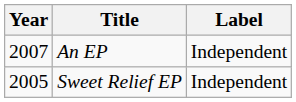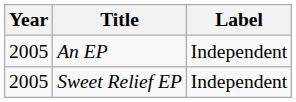(29, 50) 2007 -> (29, 50) 2005
